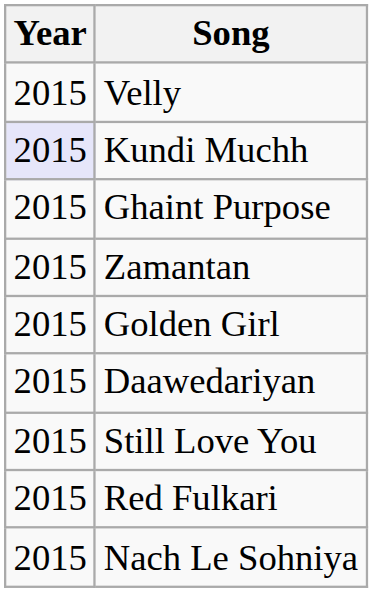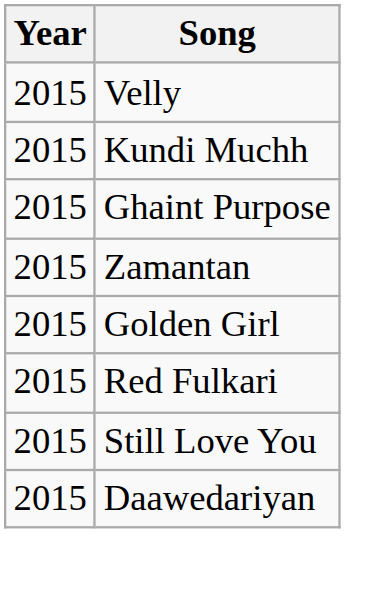(50, 149) lavender background -> (50, 149) no background
rows swapped: (191, 498) <-> (210, 382)
- row: (231, 556)
